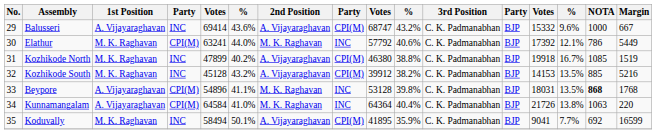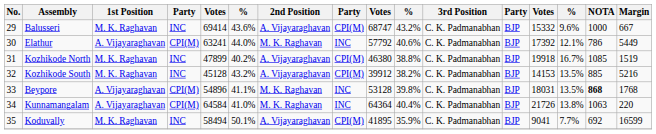(130, 27) A. Vijayaraghavan -> (126, 27) M. K. Raghavan
(126, 43) M. K. Raghavan -> (130, 43) A. Vijayaraghavan
